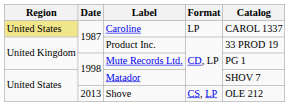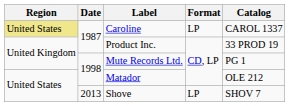(243, 77) SHOV 7 -> (244, 77) OLE 212
(202, 93) CS, LP -> (193, 93) LP
(244, 93) OLE 212 -> (243, 93) SHOV 7
